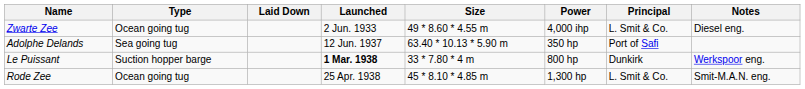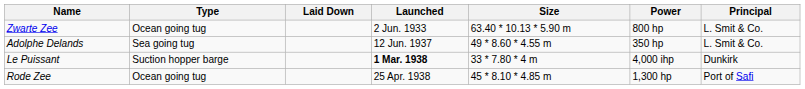- column: (746, 12)
(448, 28) 49 * 8.60 * 4.55 m -> (521, 28) 63.40 * 10.13 * 5.90 m
(568, 28) 4,000 ihp -> (648, 28) 800 hp
(458, 44) 63.40 * 10.13 * 5.90 m -> (511, 44) 49 * 8.60 * 4.55 m
(634, 44) Port of Safi -> (733, 44) L. Smit & Co.
(563, 60) 800 hp -> (653, 60) 4,000 ihp
(638, 76) L. Smit & Co. -> (729, 76) Port of Safi
